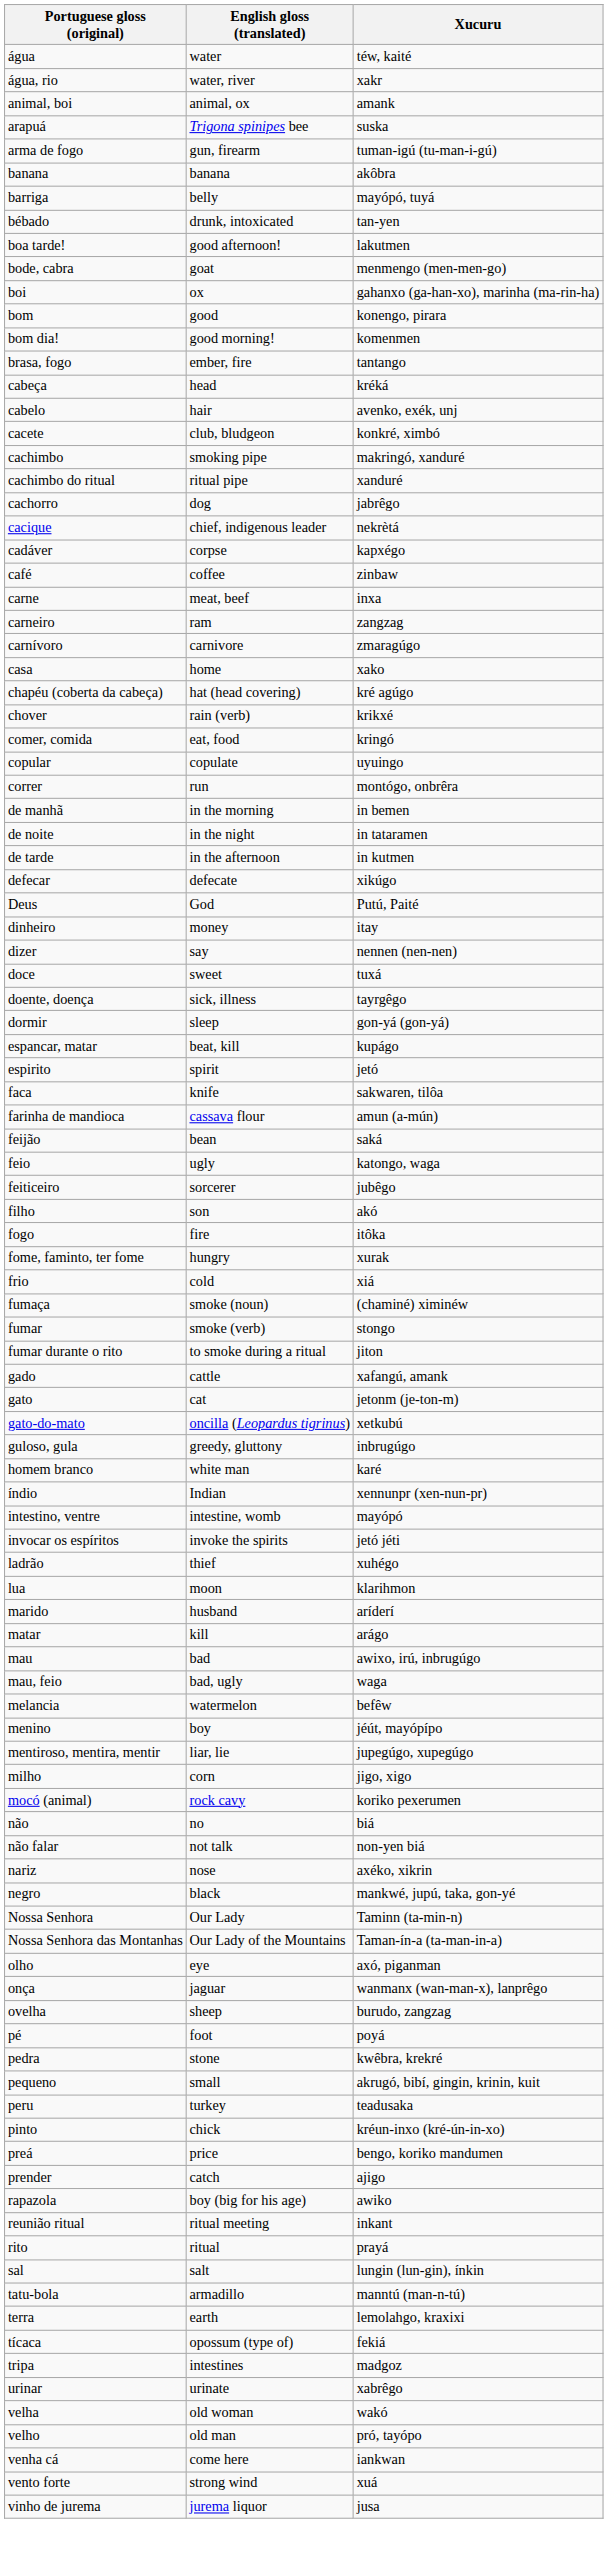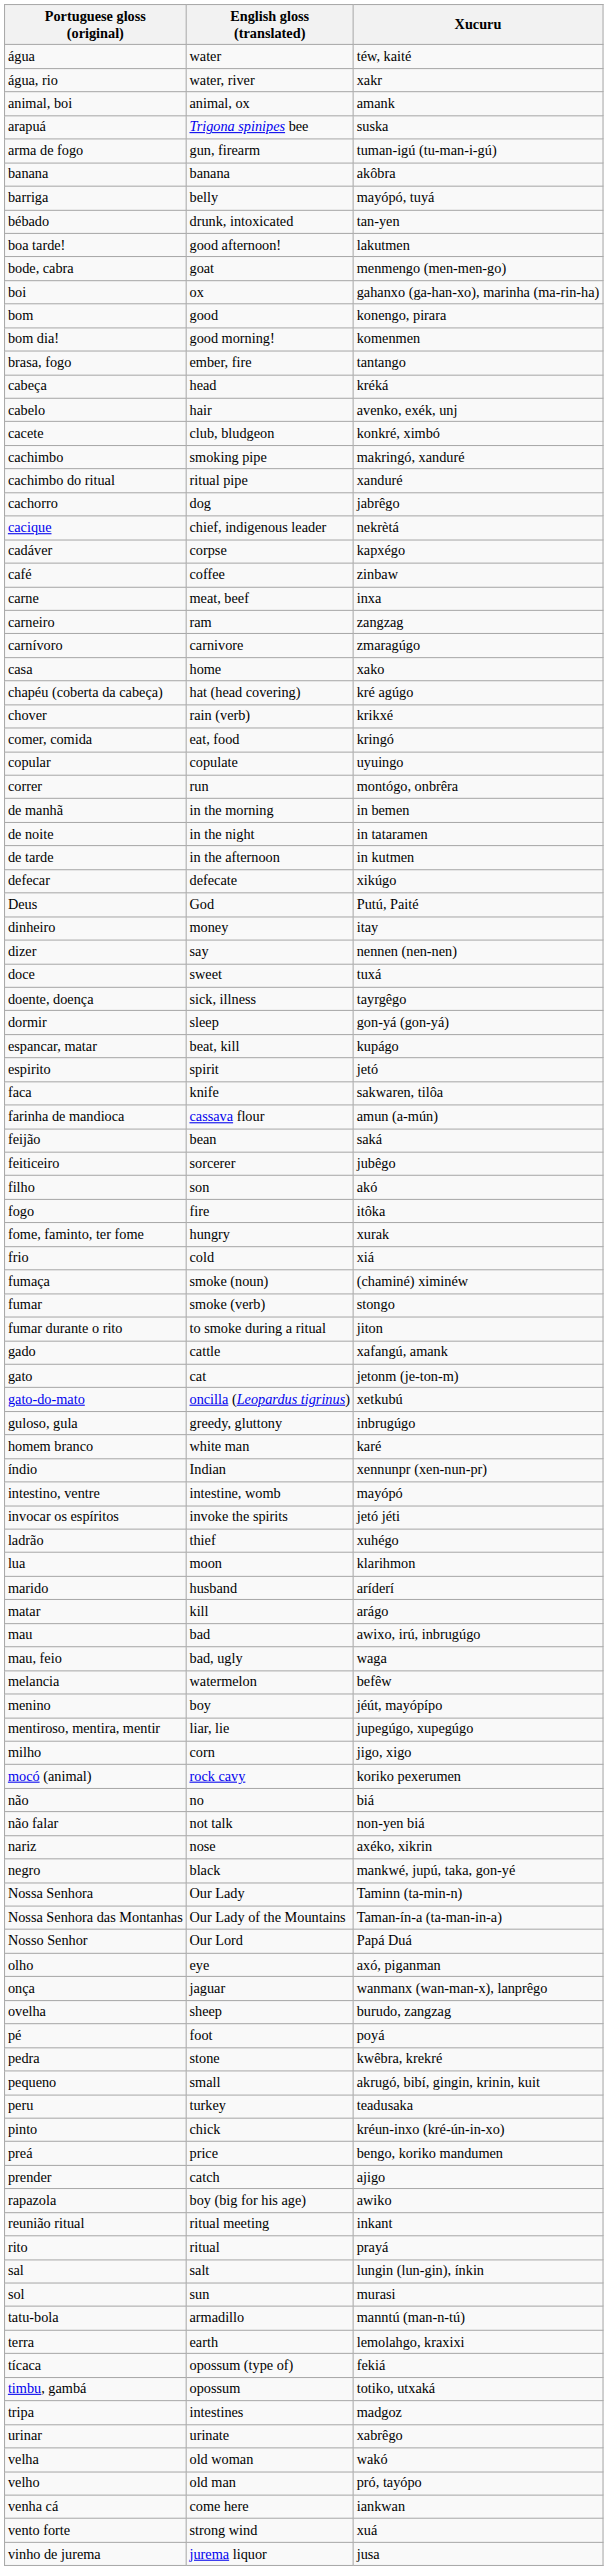- row: (19, 1163)
+ row: (48, 1940)
+ row: (16, 2294)
+ row: (47, 2388)
